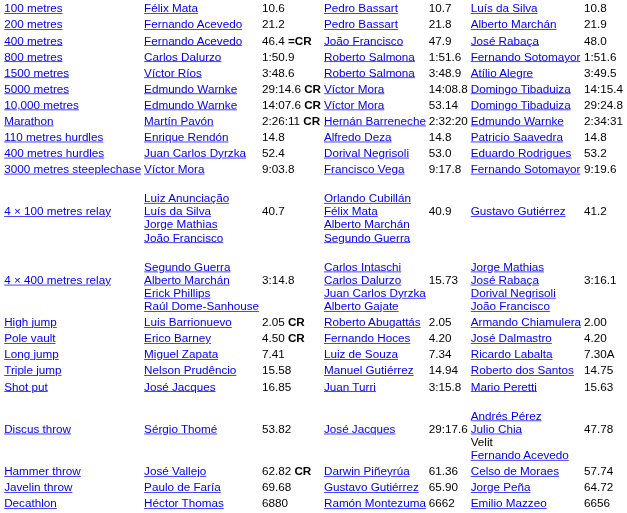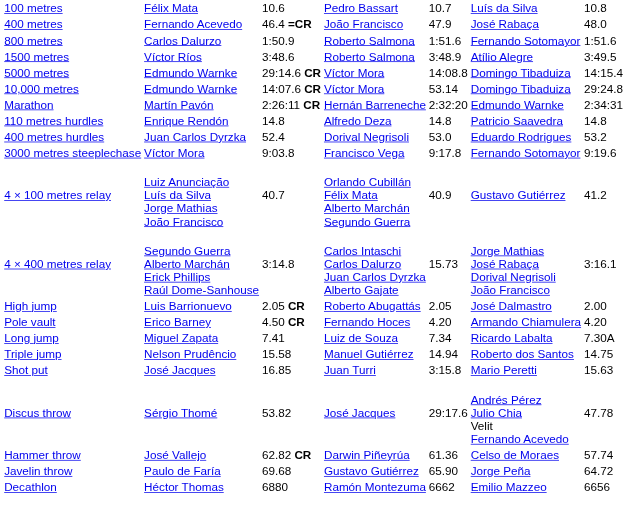- row: (33, 24)
(526, 322) Armando Chiamulera -> (511, 306) José Dalmastro
(511, 338) José Dalmastro -> (526, 322) Armando Chiamulera
